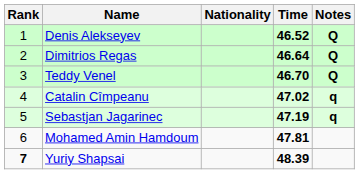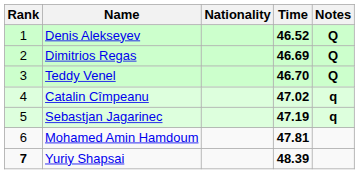(293, 55) 46.64 -> (293, 55) 46.69
